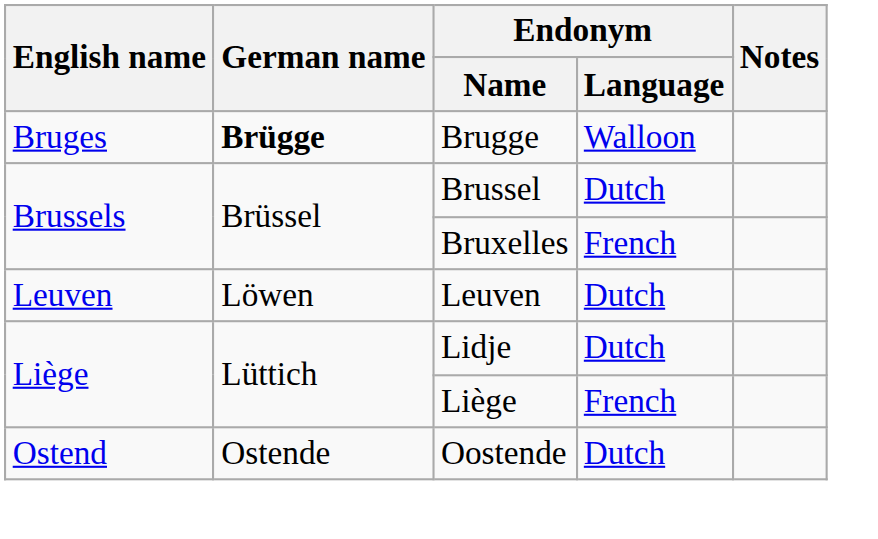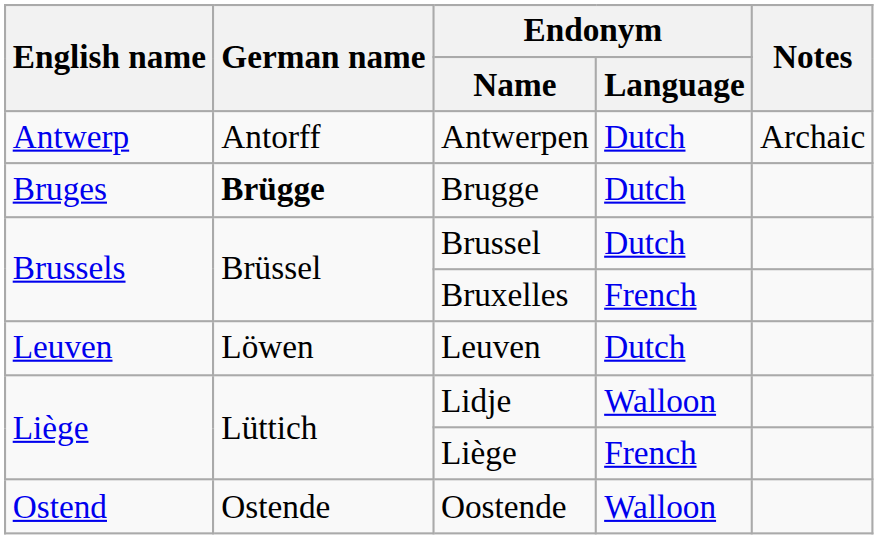+ row: (515, 136)
(640, 136) Walloon -> (645, 189) Dutch
(625, 347) Dutch -> (660, 400) Walloon
(625, 453) Dutch -> (660, 505) Walloon
